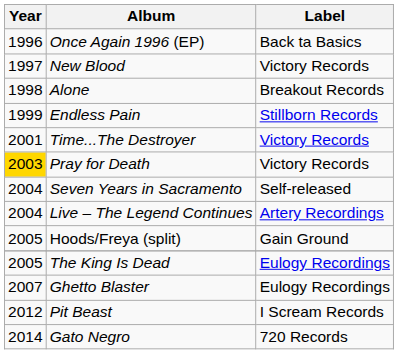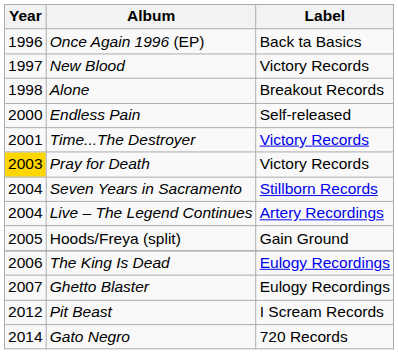(25, 115) 1999 -> (25, 115) 2000
(319, 115) Stillborn Records -> (305, 115) Self-released
(305, 189) Self-released -> (319, 189) Stillborn Records
(25, 262) 2005 -> (25, 262) 2006
